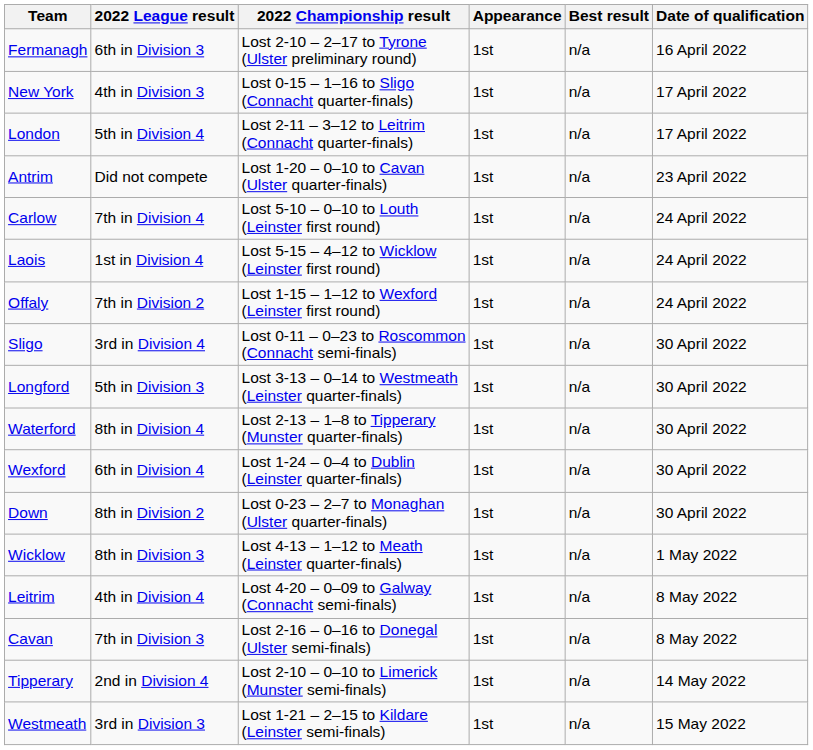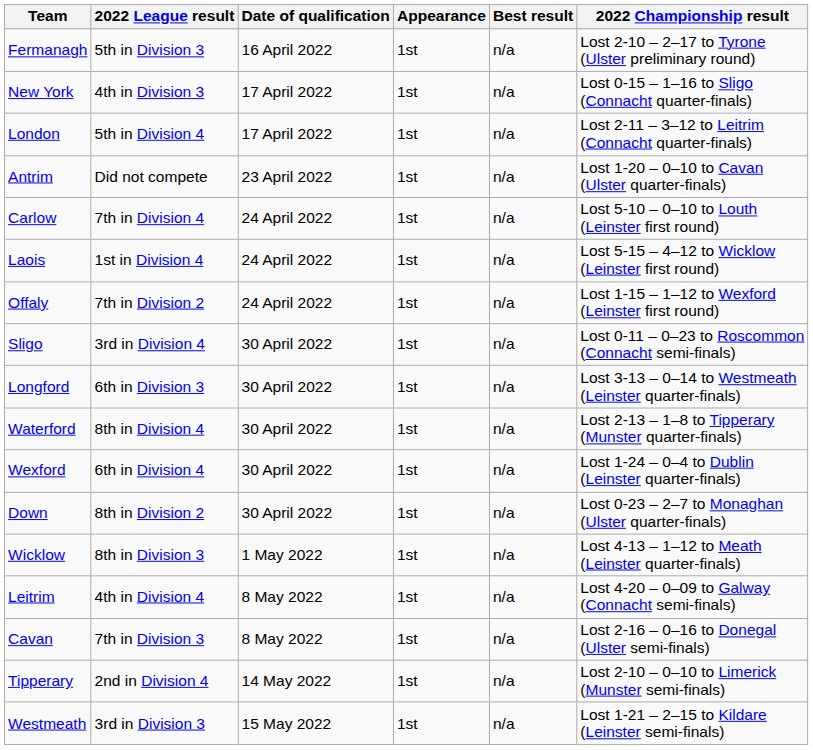columns swapped: (354, 16) <-> (730, 16)
(149, 50) 6th in Division 3 -> (149, 50) 5th in Division 3
(149, 386) 5th in Division 3 -> (149, 386) 6th in Division 3
